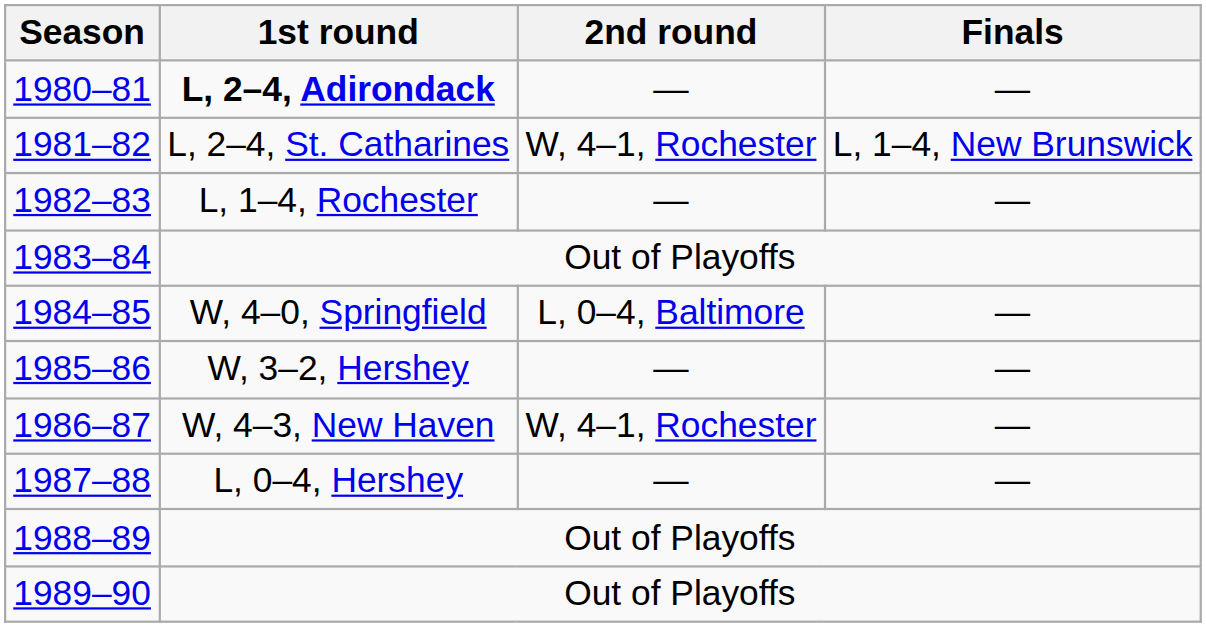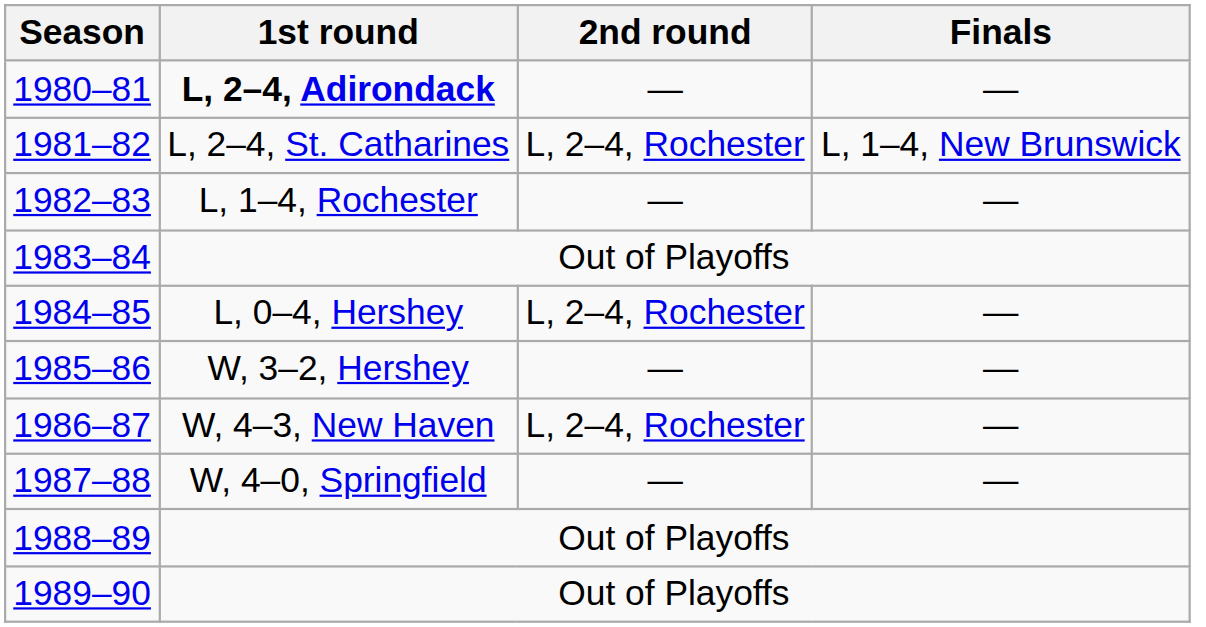(671, 144) W, 4–1, Rochester -> (665, 144) L, 2–4, Rochester
(338, 312) W, 4–0, Springfield -> (338, 312) L, 0–4, Hershey
(671, 312) L, 0–4, Baltimore -> (665, 312) L, 2–4, Rochester
(671, 425) W, 4–1, Rochester -> (665, 425) L, 2–4, Rochester
(338, 481) L, 0–4, Hershey -> (338, 481) W, 4–0, Springfield
